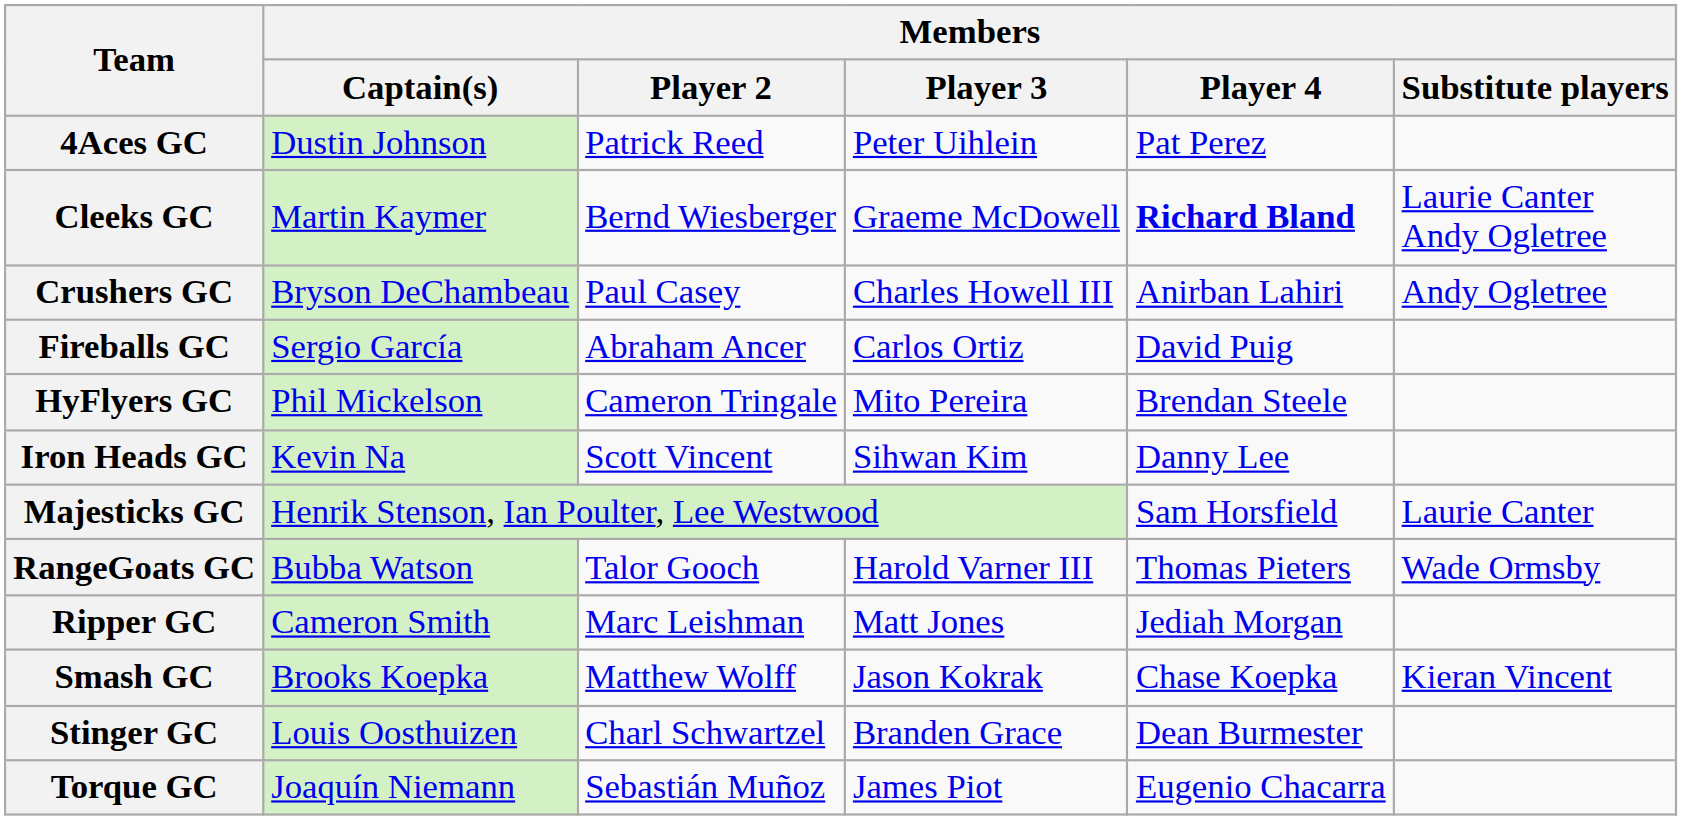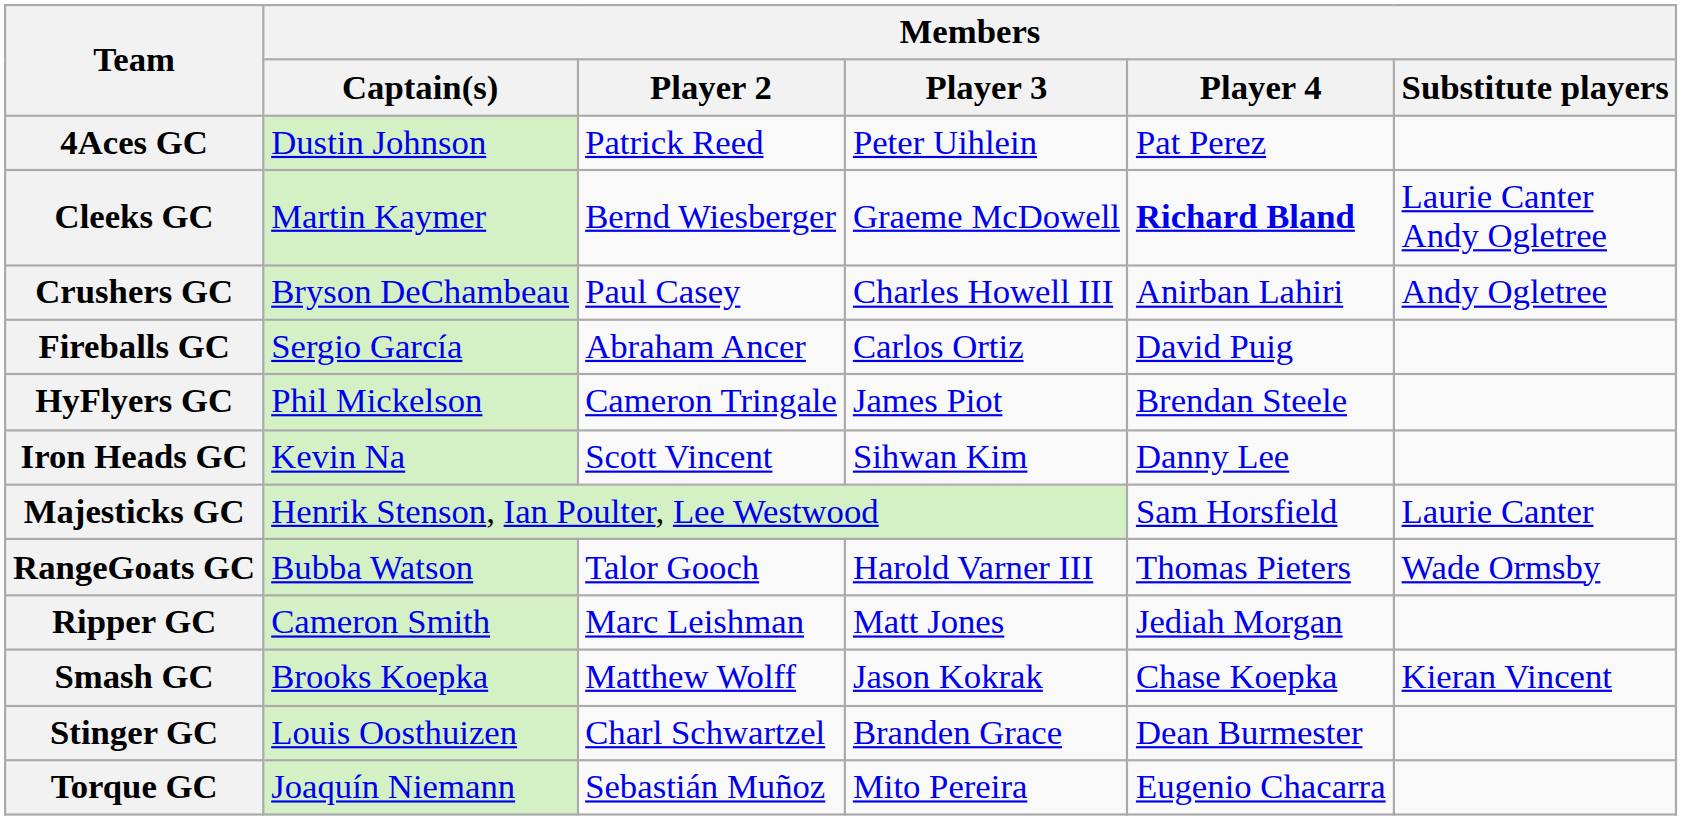(940, 401) Mito Pereira -> (928, 401) James Piot
(928, 786) James Piot -> (940, 786) Mito Pereira
